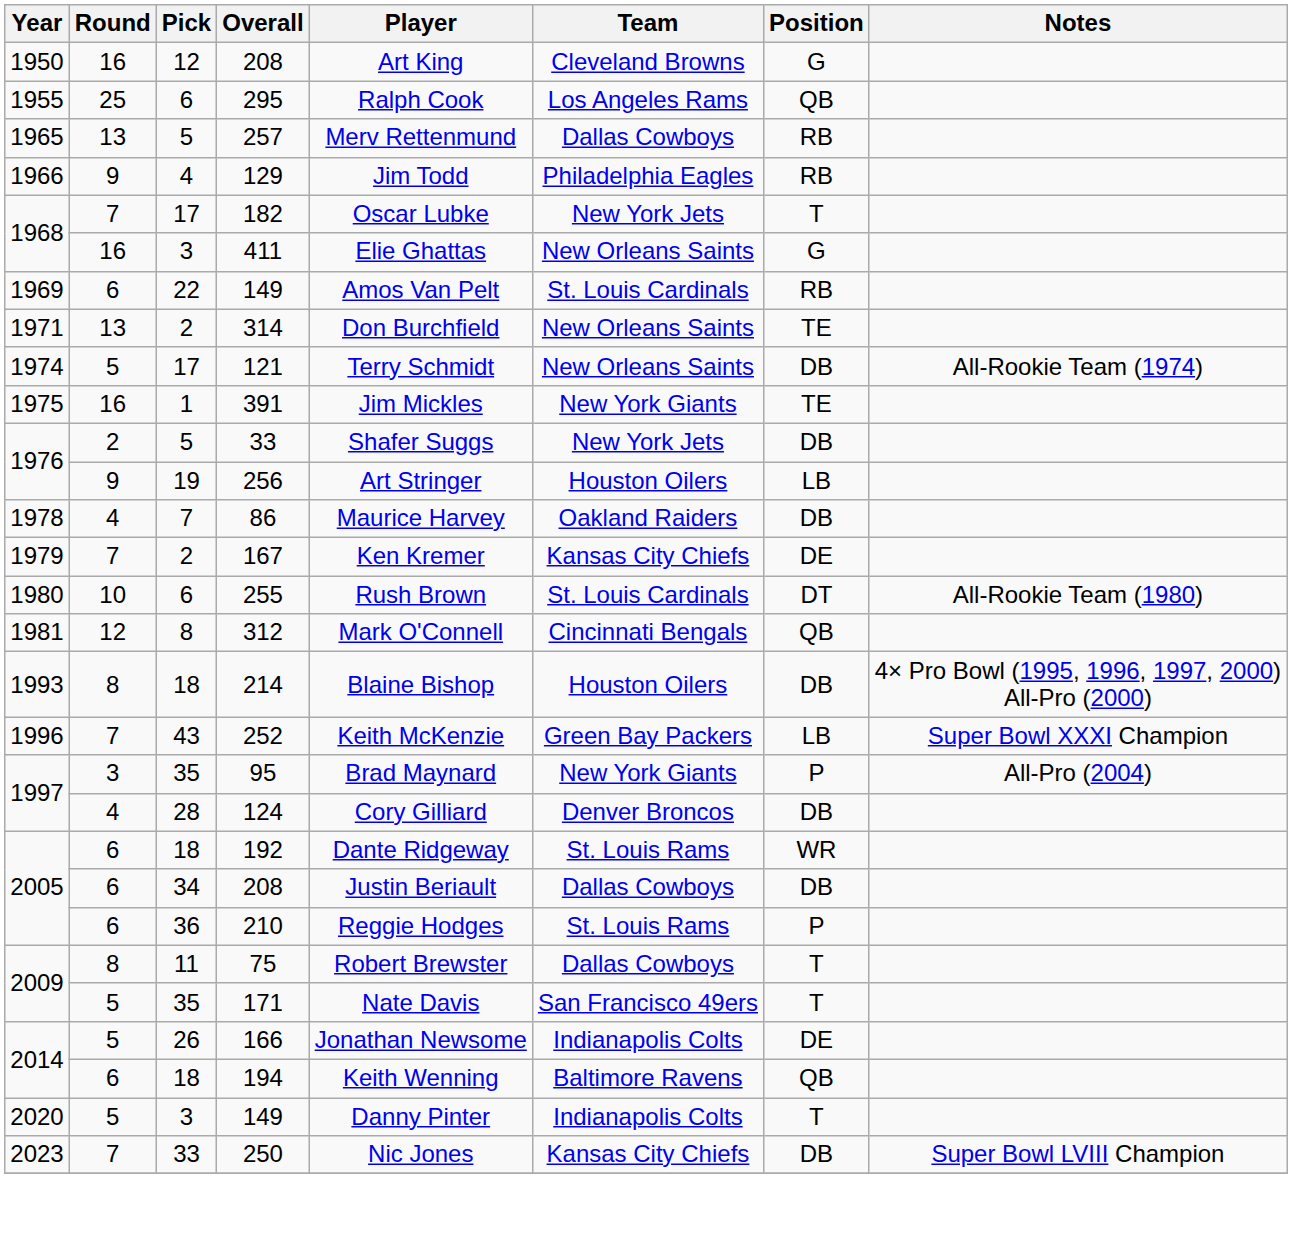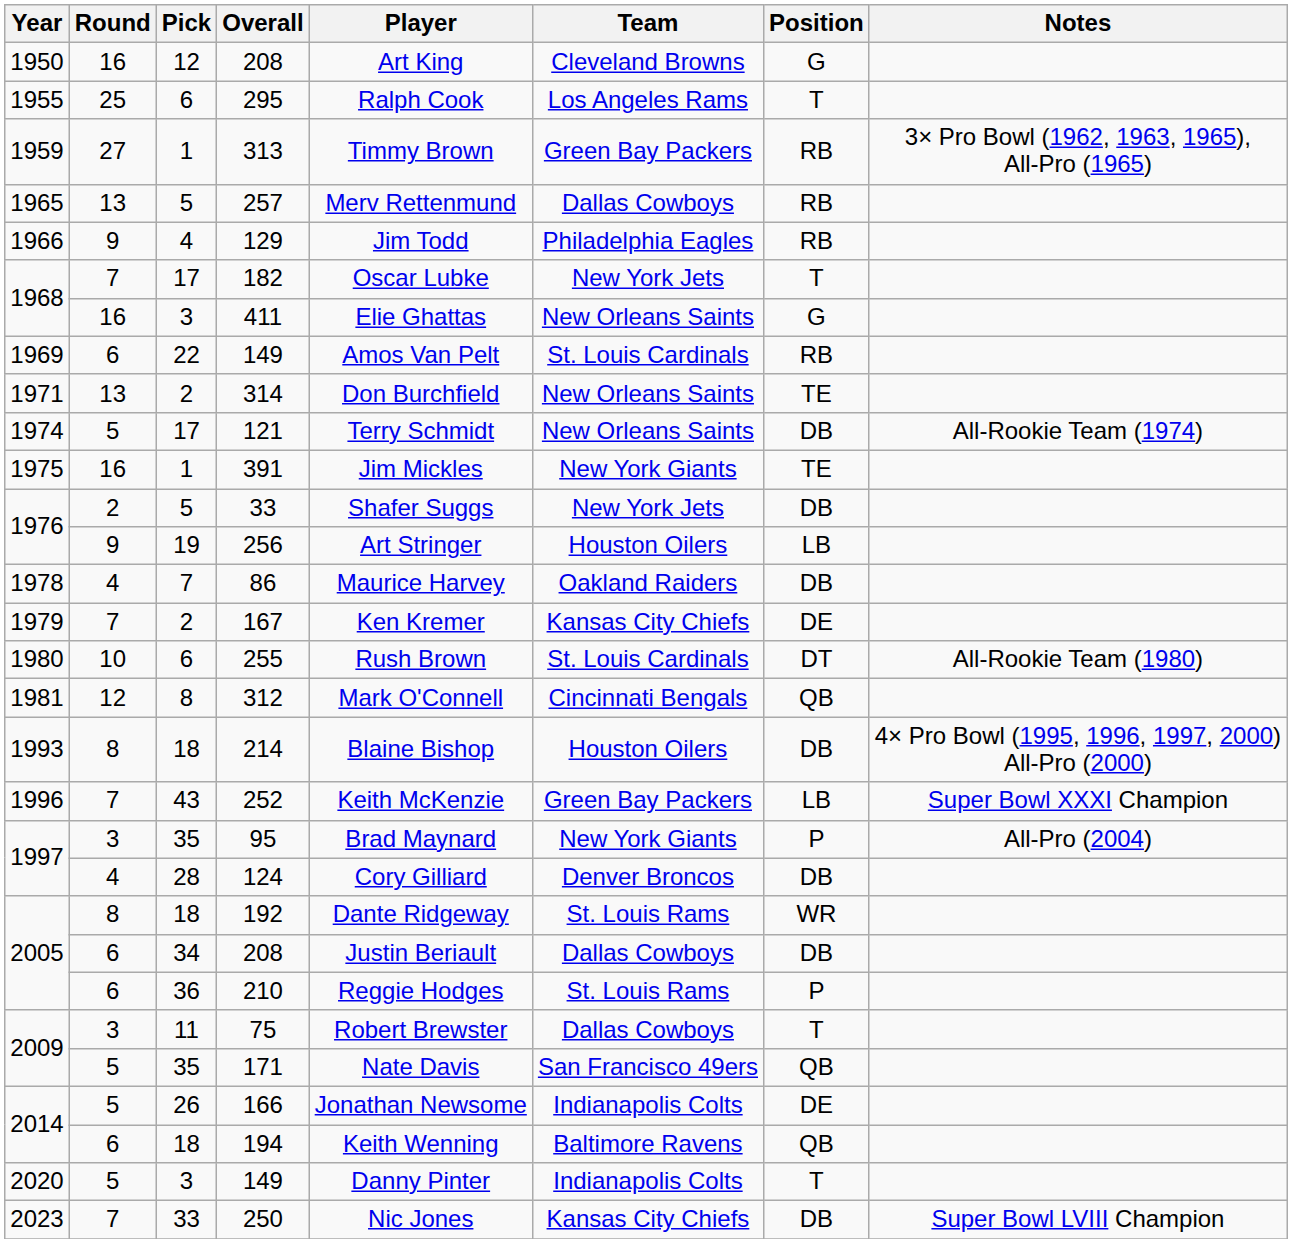(816, 99) QB -> (816, 99) T
+ row: (37, 151)
(113, 849) 6 -> (113, 914) 8
(113, 964) 8 -> (113, 1029) 3
(816, 1002) T -> (816, 1067) QB
